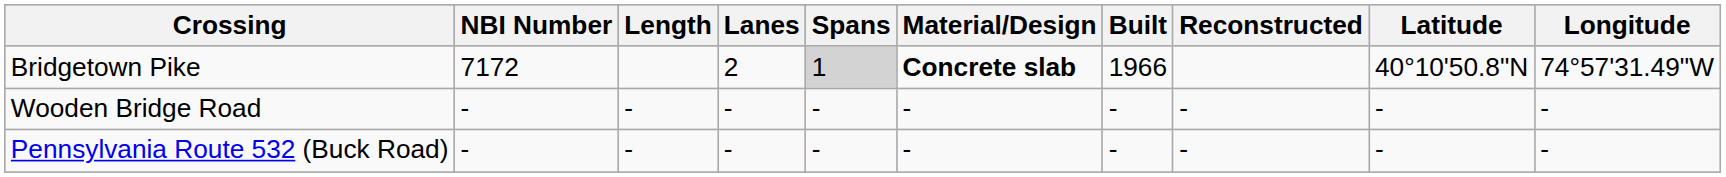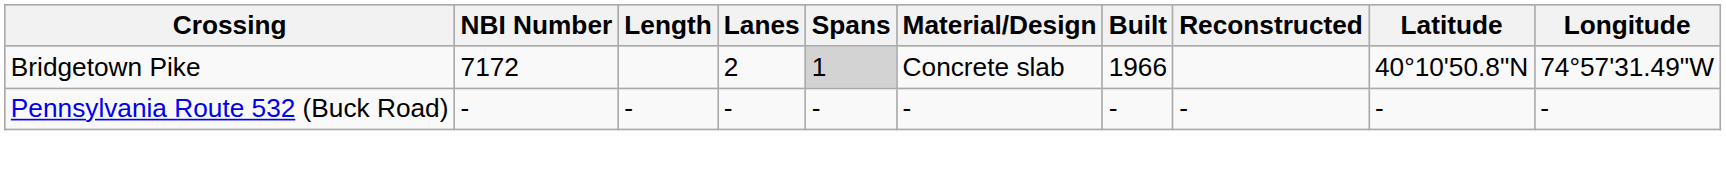(989, 66) bold -> (984, 66) normal
- row: (136, 108)
